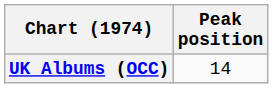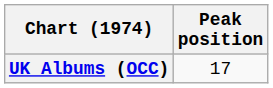(221, 69) 14 -> (221, 69) 17
